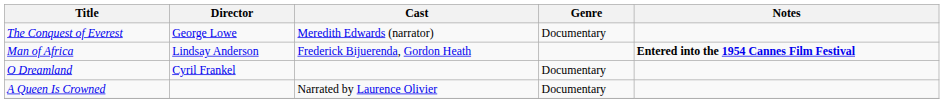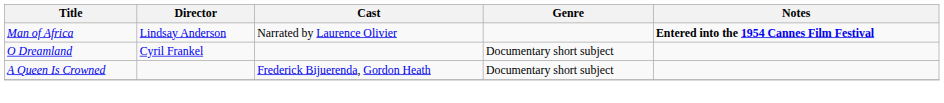- row: (65, 32)
(384, 51) Frederick Bijuerenda, Gordon Heath -> (327, 32) Narrated by Laurence Olivier
(574, 70) Documentary -> (550, 51) Documentary short subject
(367, 88) Narrated by Laurence Olivier -> (344, 70) Frederick Bijuerenda, Gordon Heath
(574, 88) Documentary -> (550, 70) Documentary short subject
